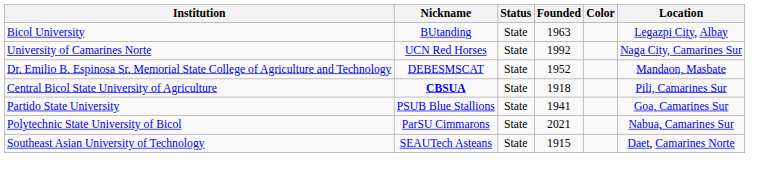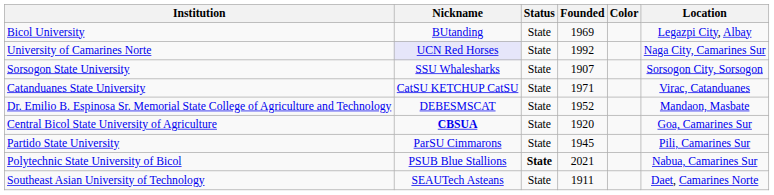(559, 32) 1963 -> (582, 32) 1969
(446, 50) no background -> (458, 50) lavender background
+ row: (68, 69)
+ row: (76, 87)
(559, 87) 1918 -> (582, 124) 1920
(681, 87) Pili, Camarines Sur -> (705, 124) Goa, Camarines Sur
(446, 106) PSUB Blue Stallions -> (458, 143) ParSU Cimmarons
(559, 106) 1941 -> (582, 143) 1945
(681, 106) Goa, Camarines Sur -> (705, 143) Pili, Camarines Sur
(446, 124) ParSU Cimmarons -> (458, 161) PSUB Blue Stallions
(516, 124) normal -> (539, 161) bold
(559, 143) 1915 -> (582, 180) 1911
